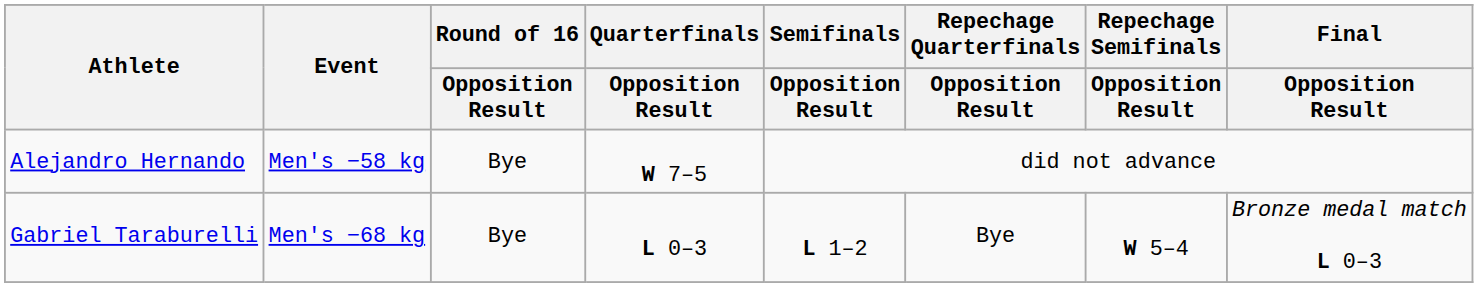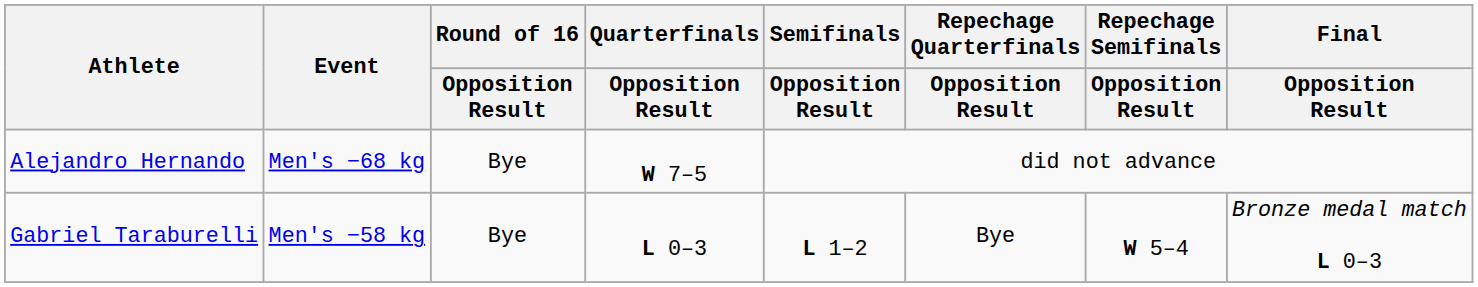(347, 161) Men's −58 kg -> (347, 161) Men's −68 kg
(347, 237) Men's −68 kg -> (347, 237) Men's −58 kg
